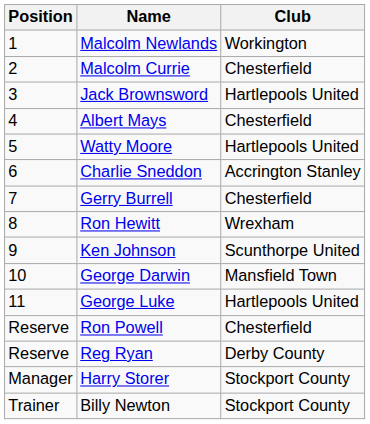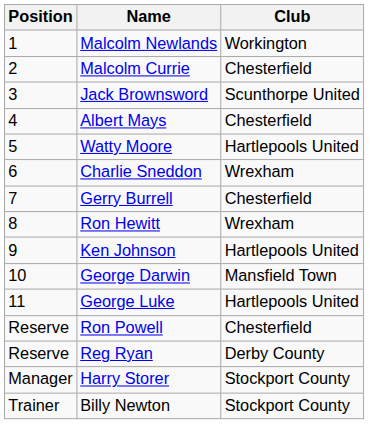(292, 95) Hartlepools United -> (292, 95) Scunthorpe United
(293, 172) Accrington Stanley -> (259, 172) Wrexham
(292, 250) Scunthorpe United -> (292, 250) Hartlepools United
